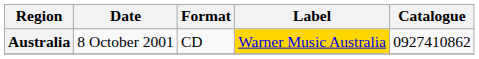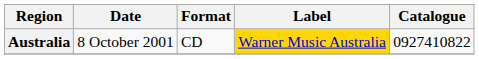(432, 41) 0927410862 -> (432, 41) 0927410822
